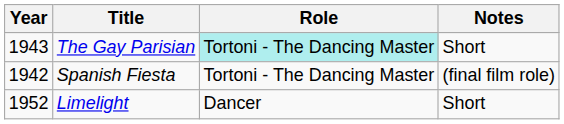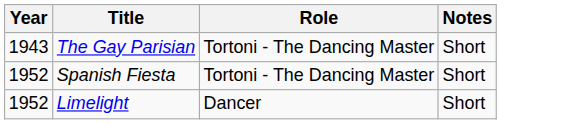(319, 47) paleturquoise background -> (319, 47) no background
(29, 75) 1942 -> (29, 75) 1952
(499, 75) (final film role) -> (464, 75) Short
